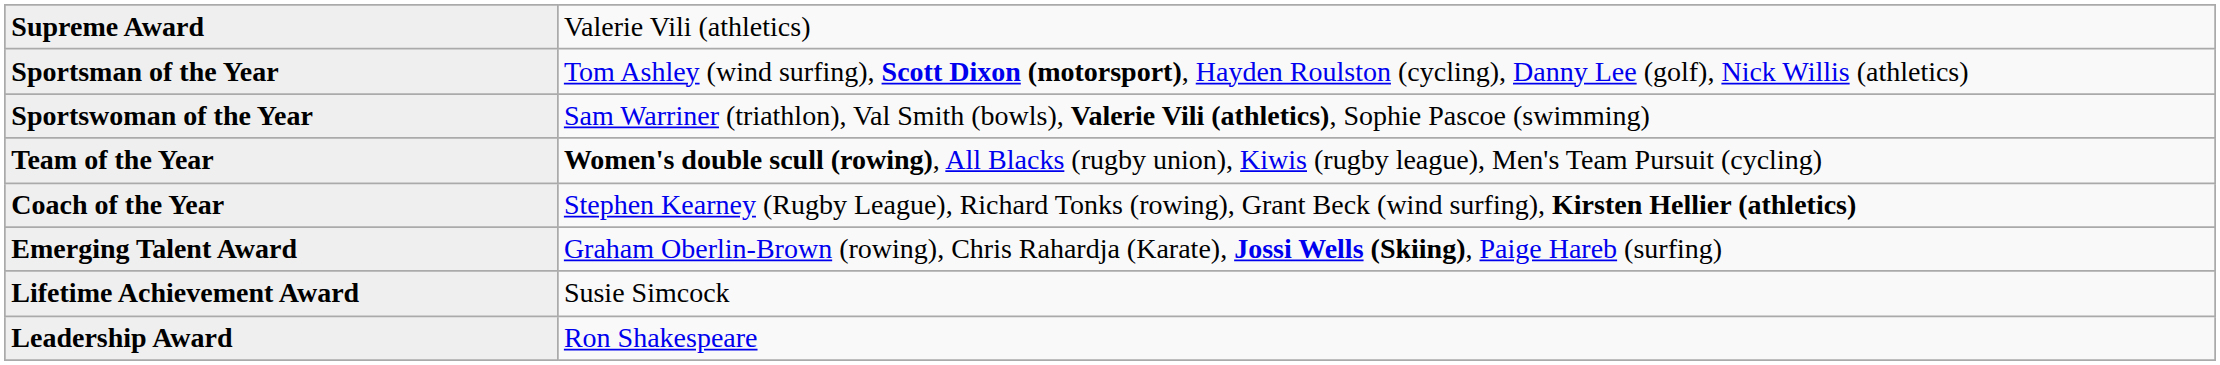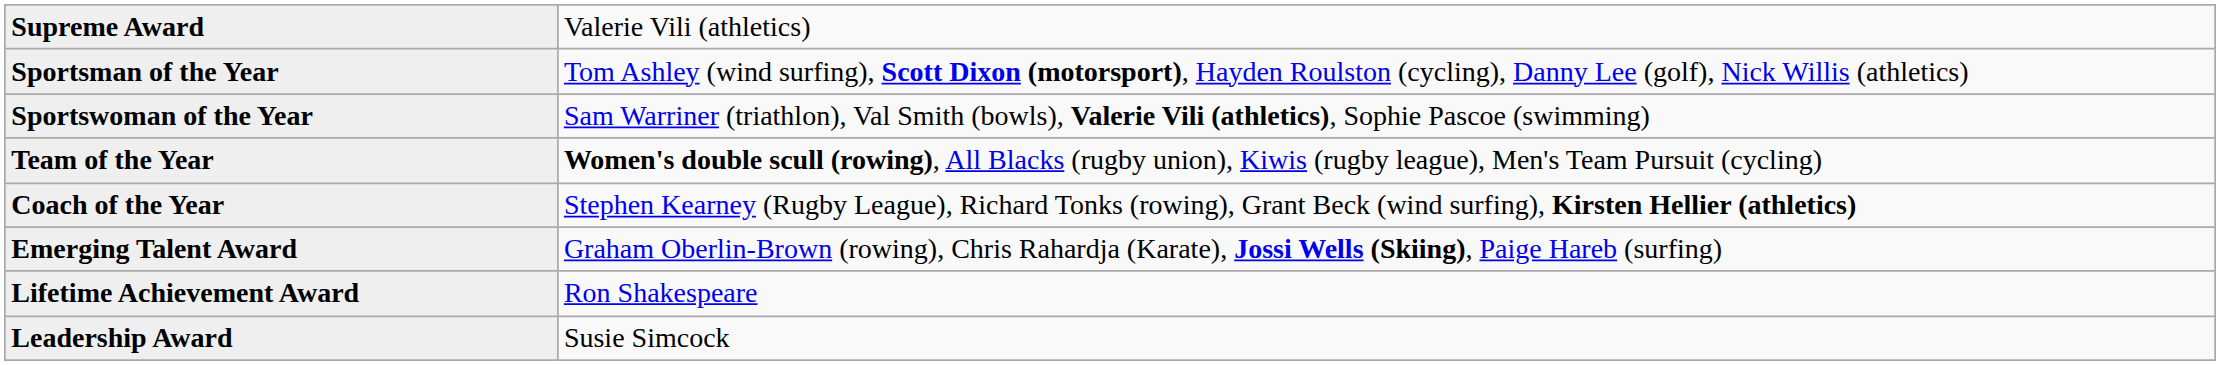(647, 293) Susie Simcock -> (661, 293) Ron Shakespeare
(661, 337) Ron Shakespeare -> (647, 337) Susie Simcock
